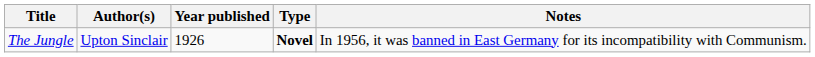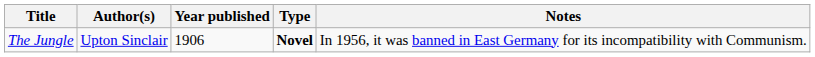(189, 39) 1926 -> (189, 39) 1906
